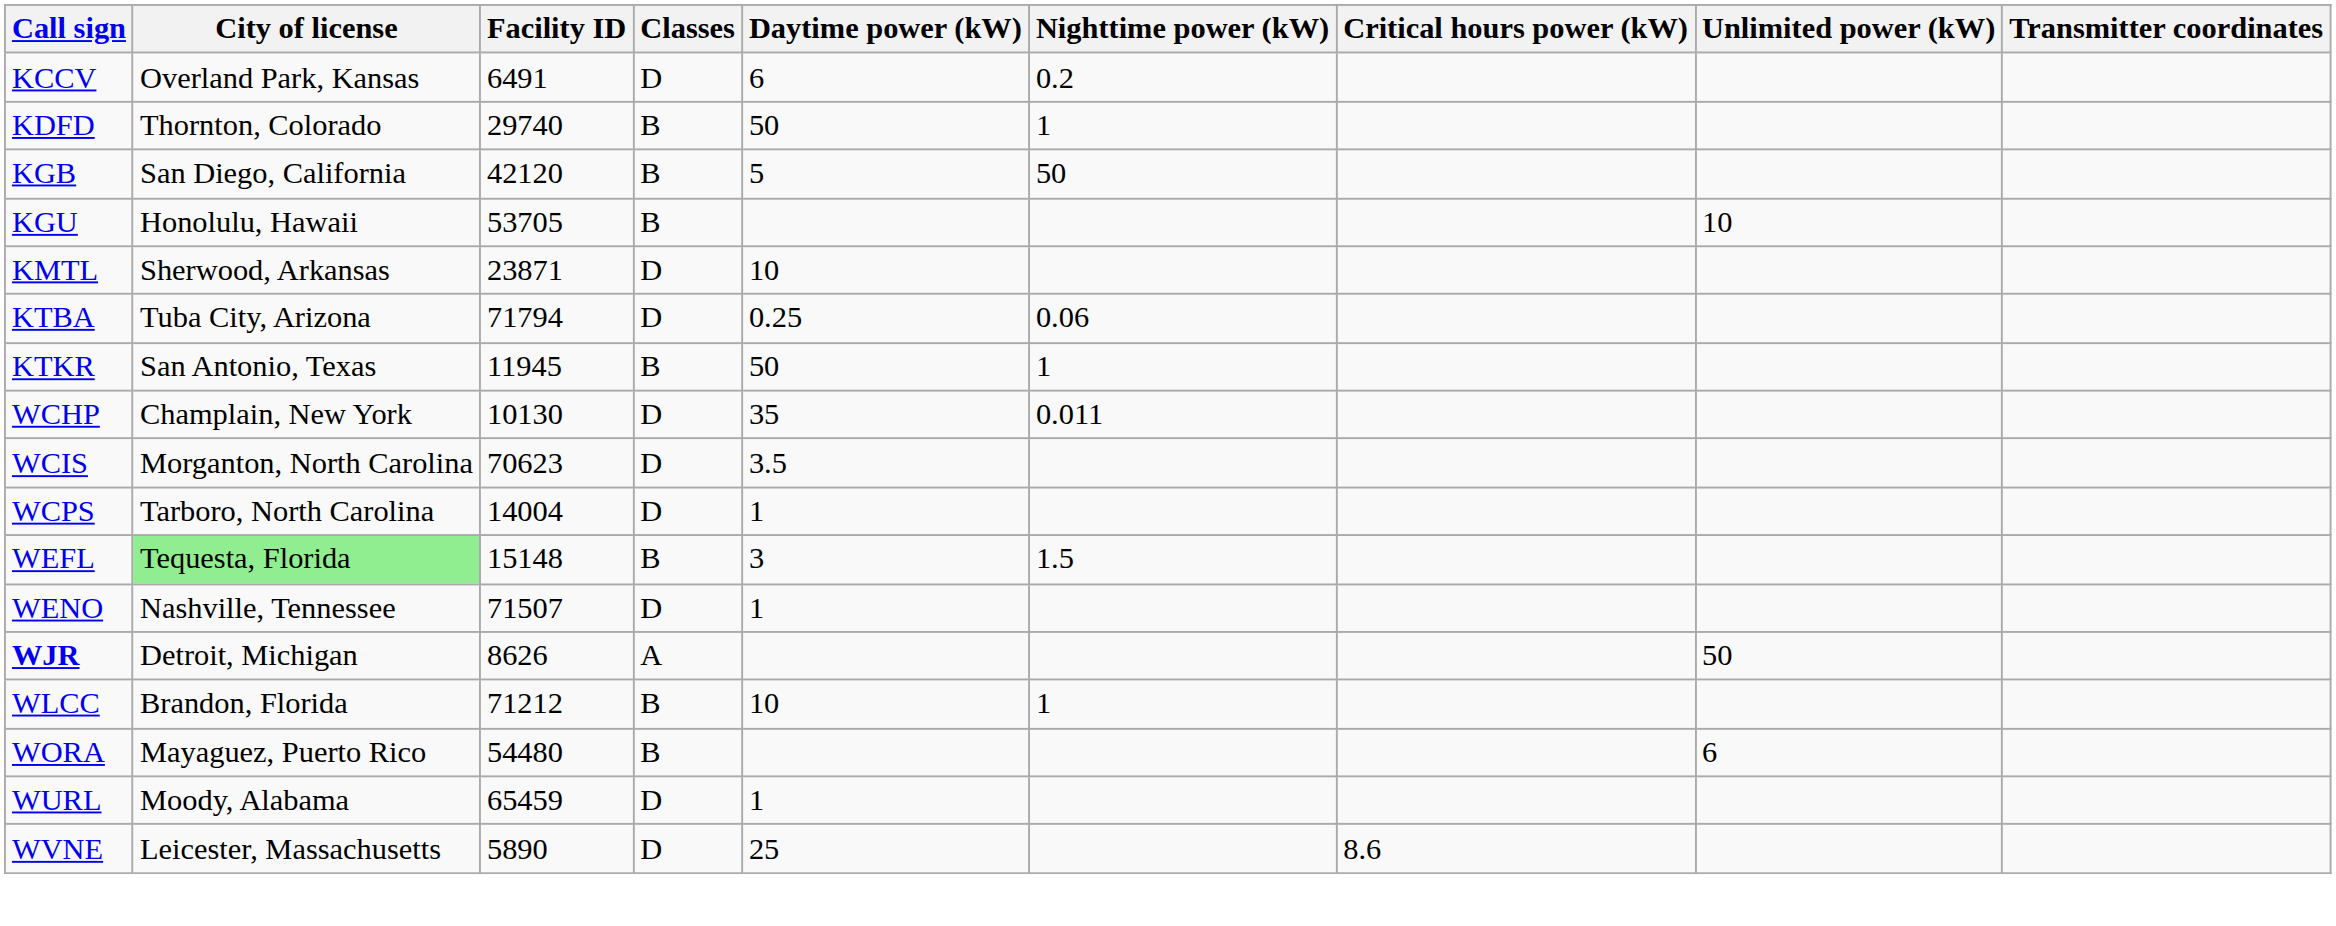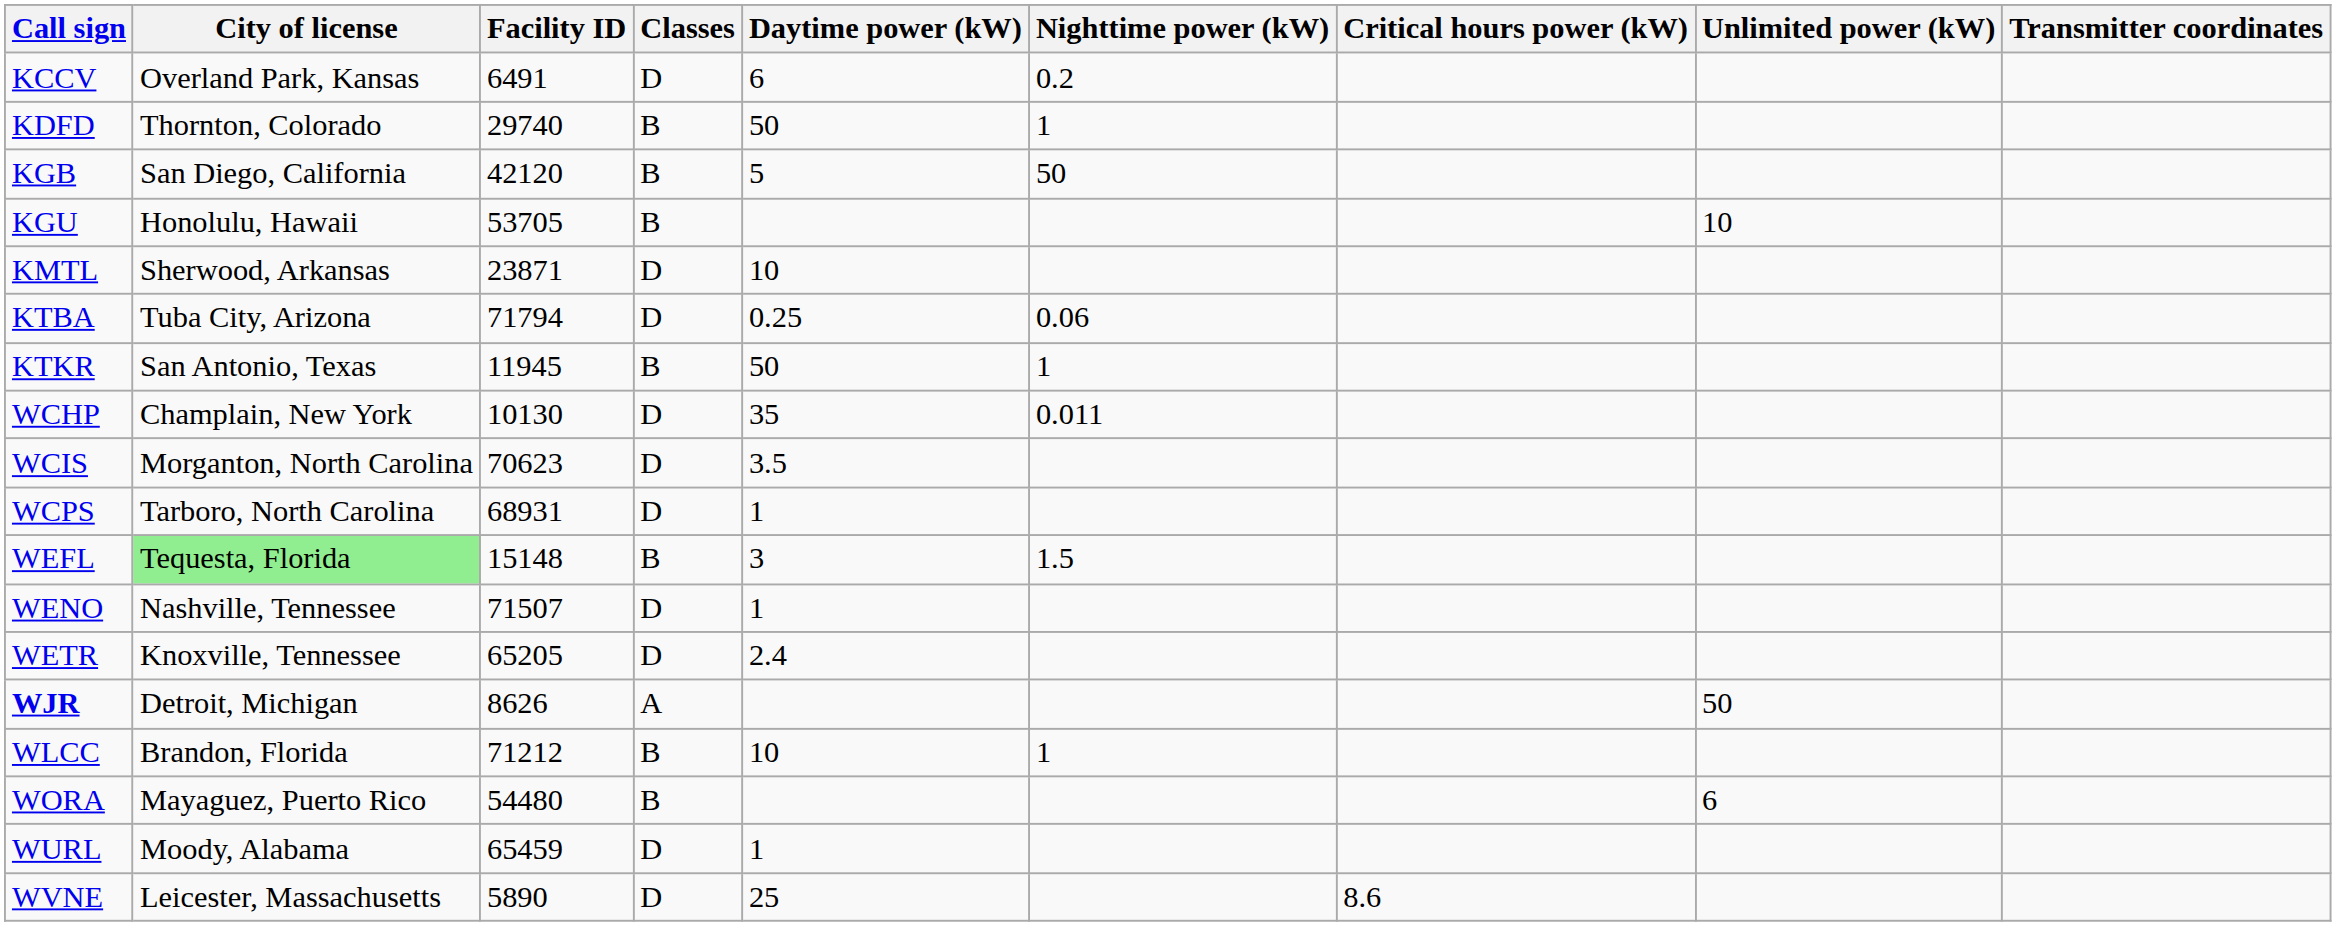(525, 510) 14004 -> (525, 510) 68931
+ row: (55, 655)
